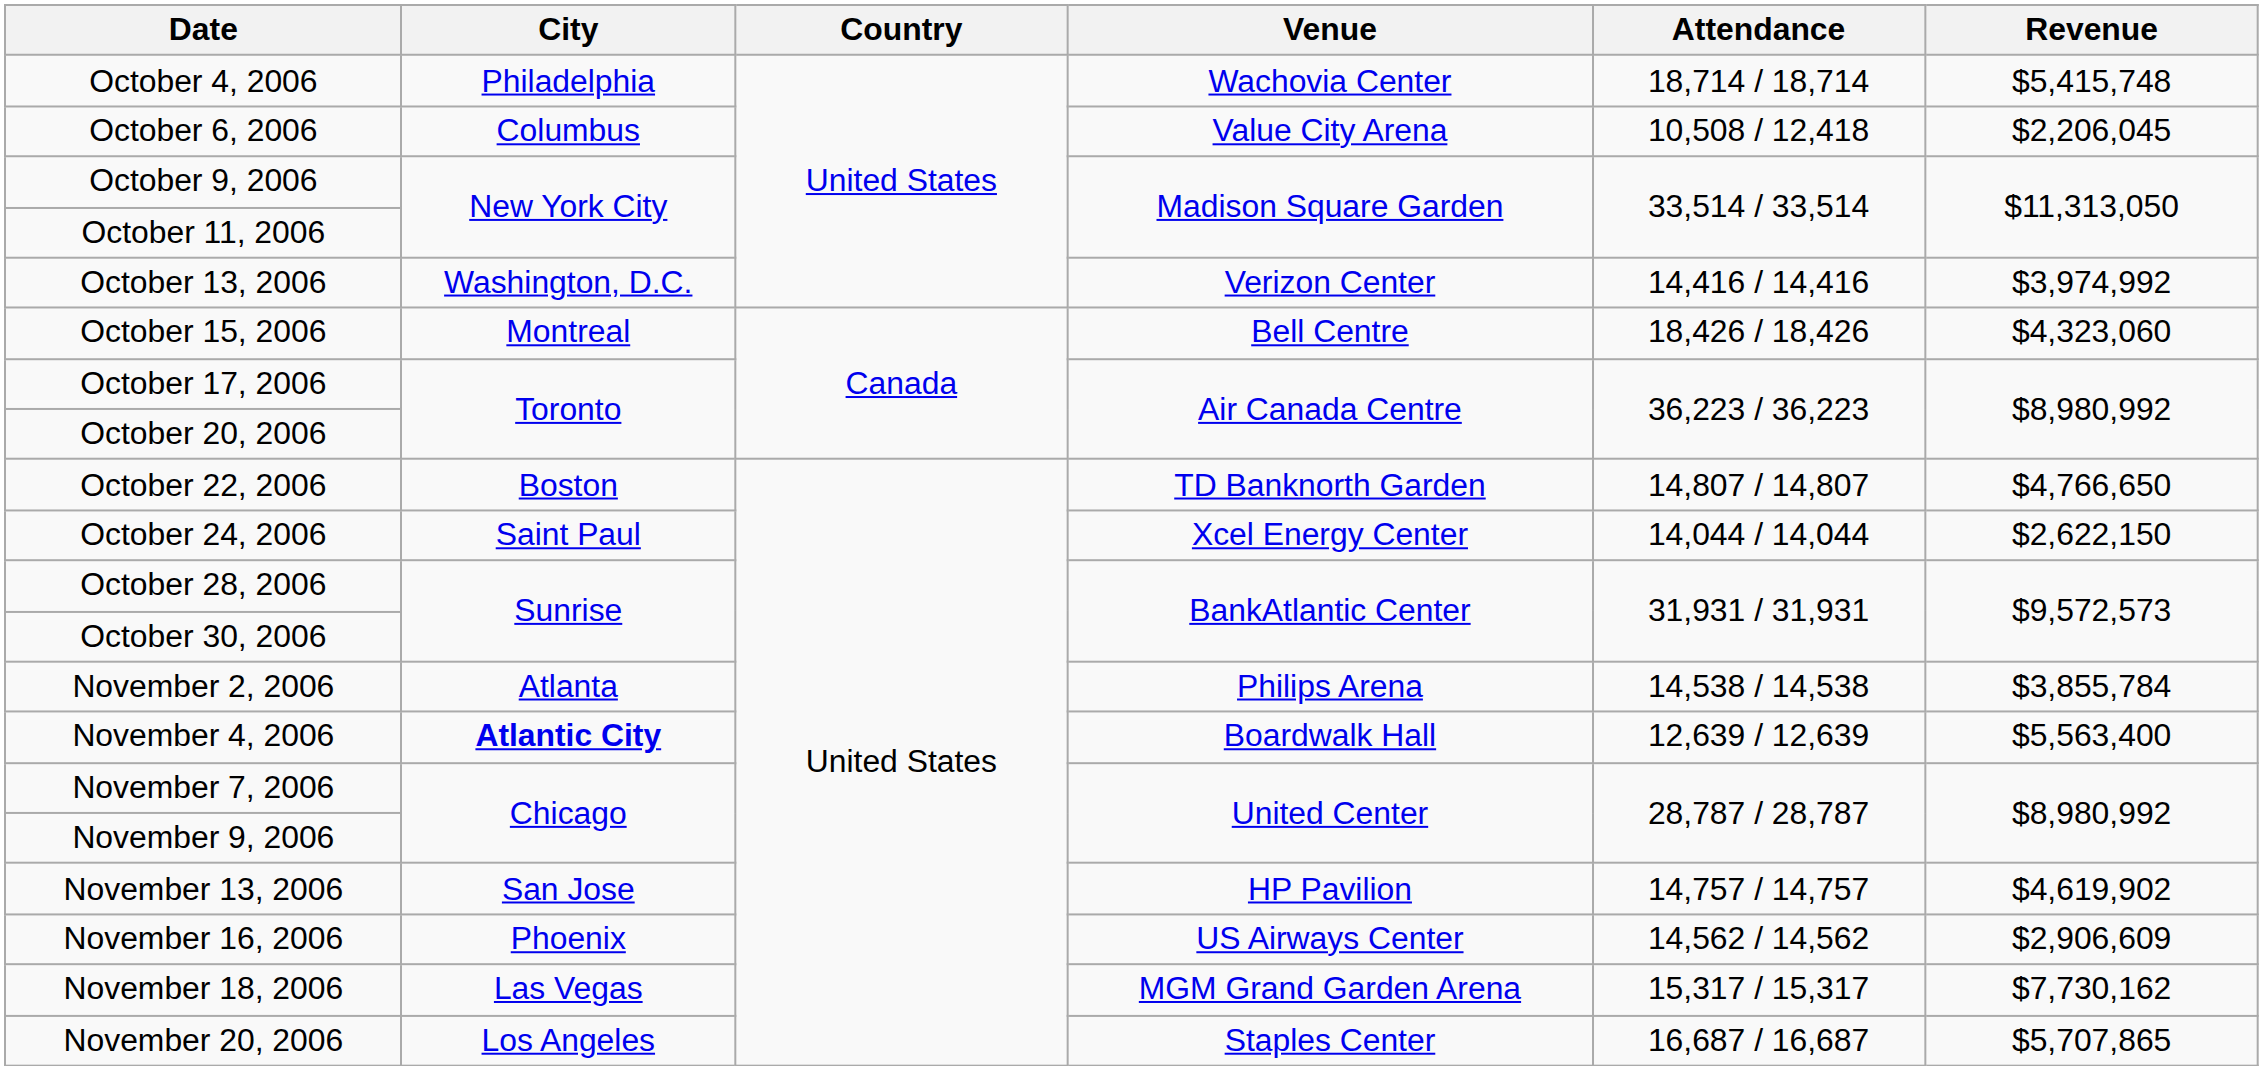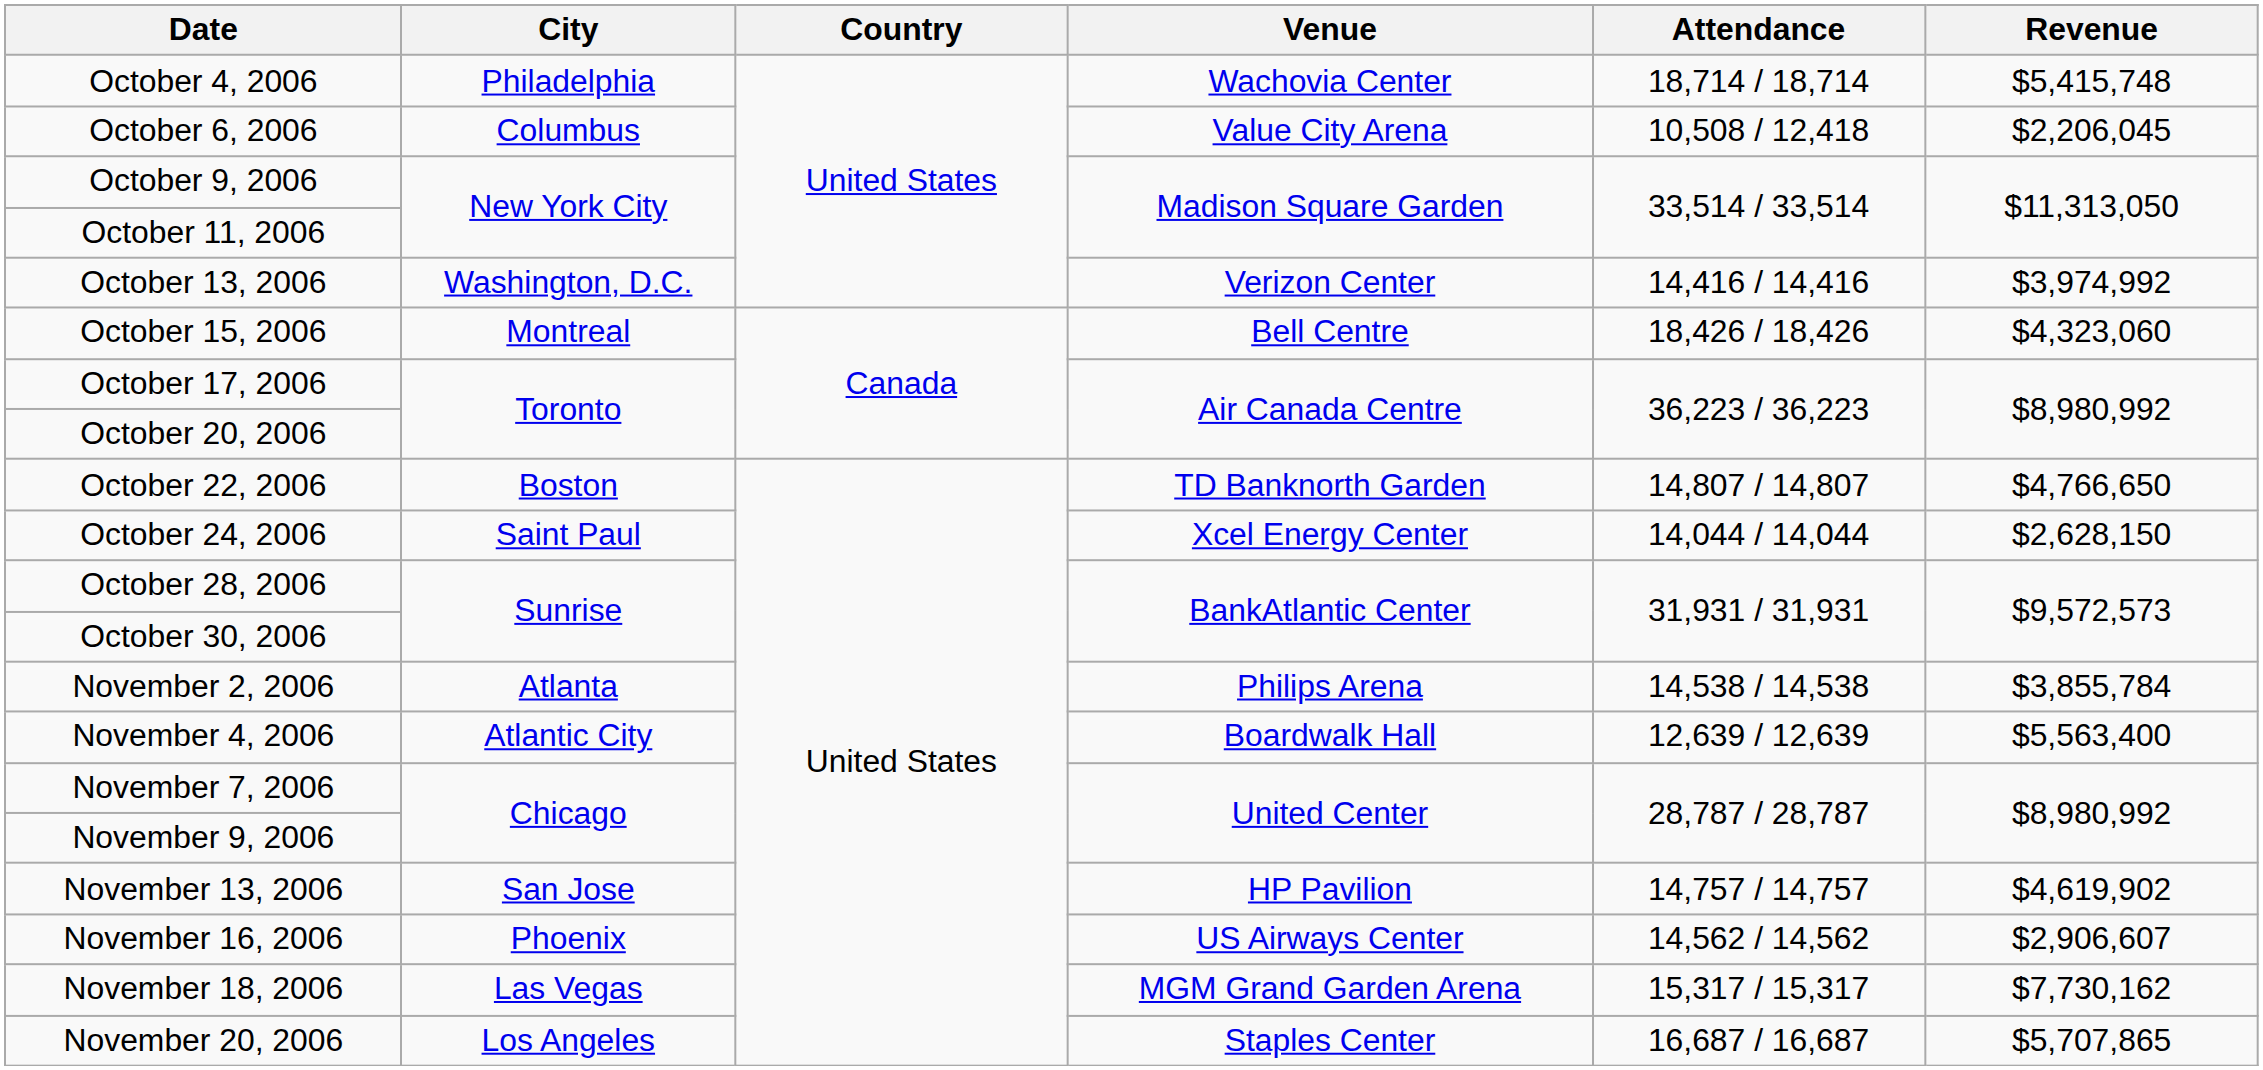(2092, 534) $2,622,150 -> (2092, 534) $2,628,150
(568, 736) bold -> (568, 736) normal
(2092, 938) $2,906,609 -> (2092, 938) $2,906,607
